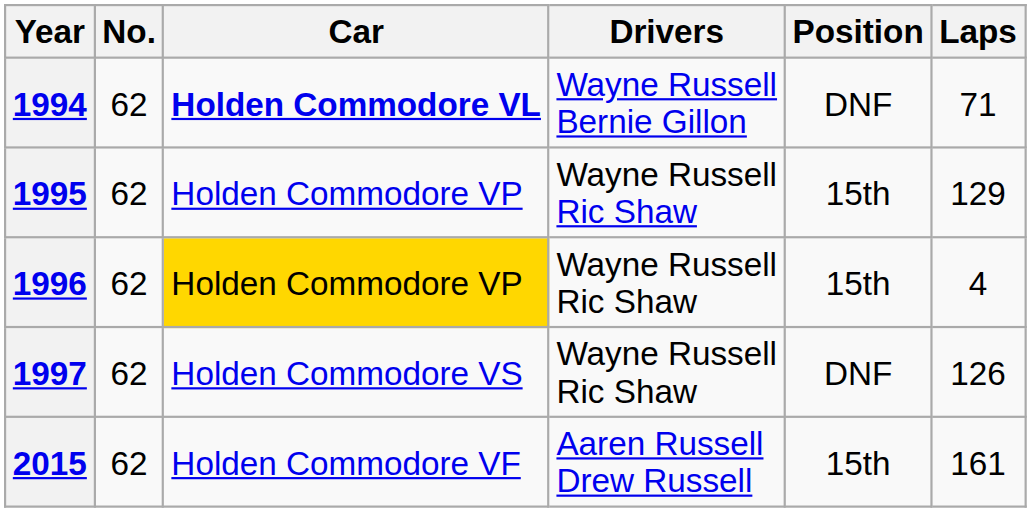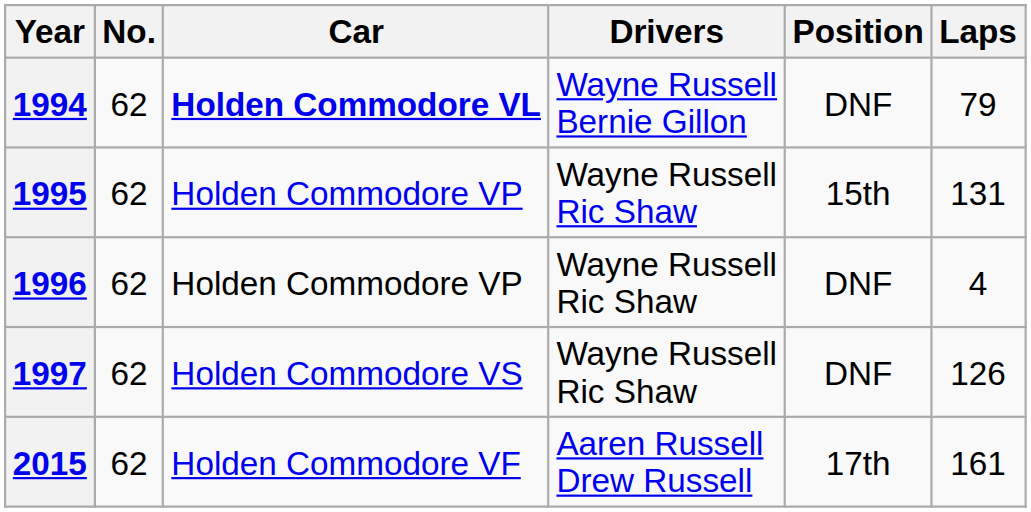(978, 103) 71 -> (978, 103) 79
(978, 193) 129 -> (978, 193) 131
(347, 283) gold background -> (347, 283) no background
(858, 283) 15th -> (858, 283) DNF
(858, 463) 15th -> (858, 463) 17th
